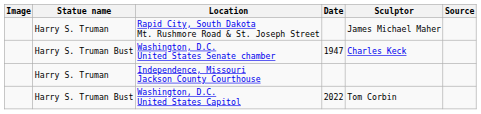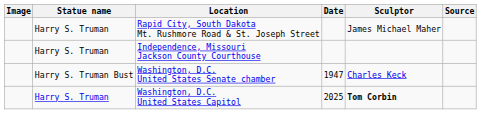rows swapped: (199, 75) <-> (206, 52)
(84, 97) Harry S. Truman Bust -> (72, 97) Harry S. Truman
(334, 97) 2022 -> (334, 97) 2025
(372, 97) normal -> (372, 97) bold
